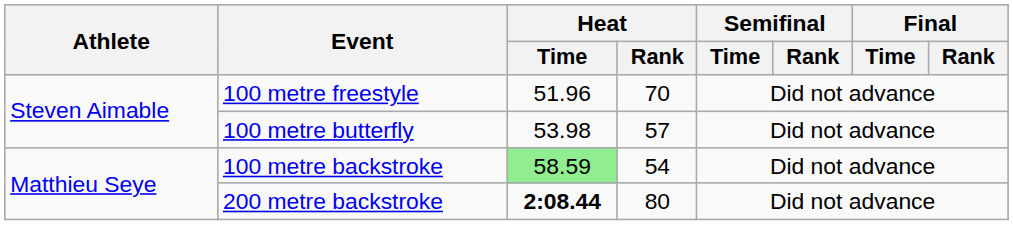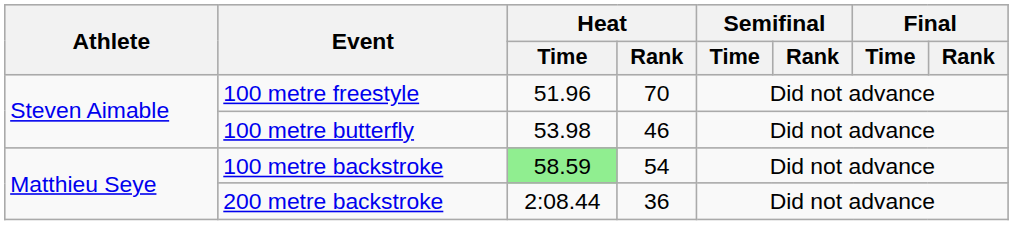(657, 130) 57 -> (657, 130) 46
(562, 202) bold -> (562, 202) normal
(657, 202) 80 -> (657, 202) 36
